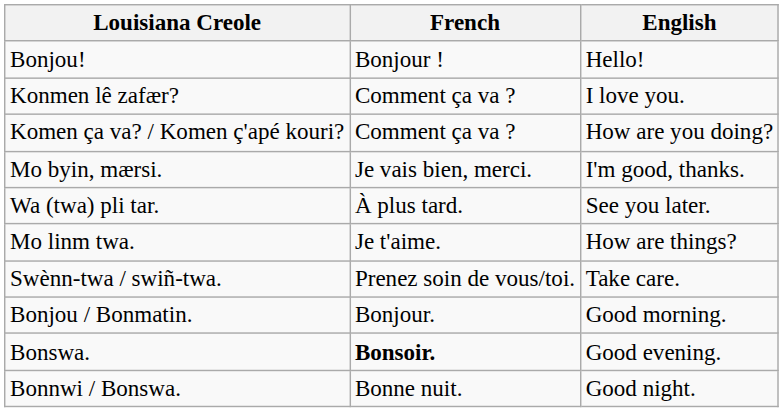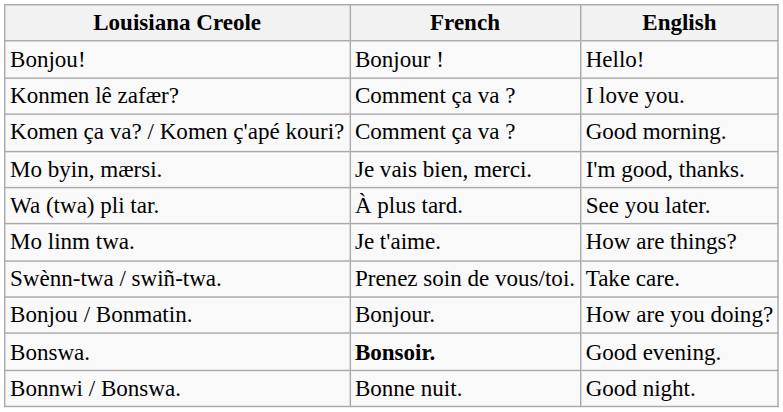(679, 132) How are you doing? -> (656, 132) Good morning.
(656, 315) Good morning. -> (679, 315) How are you doing?
